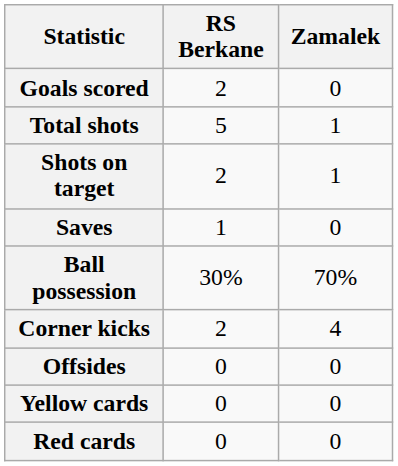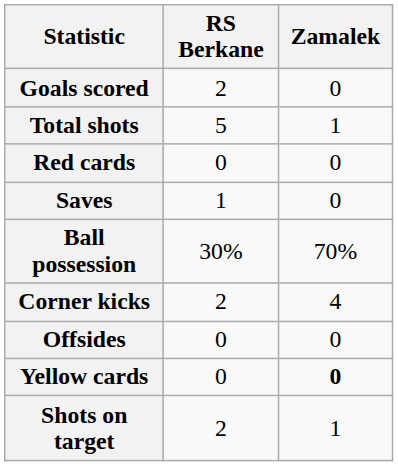rows swapped: (84, 175) <-> (84, 441)
(335, 403) normal -> (335, 376) bold
